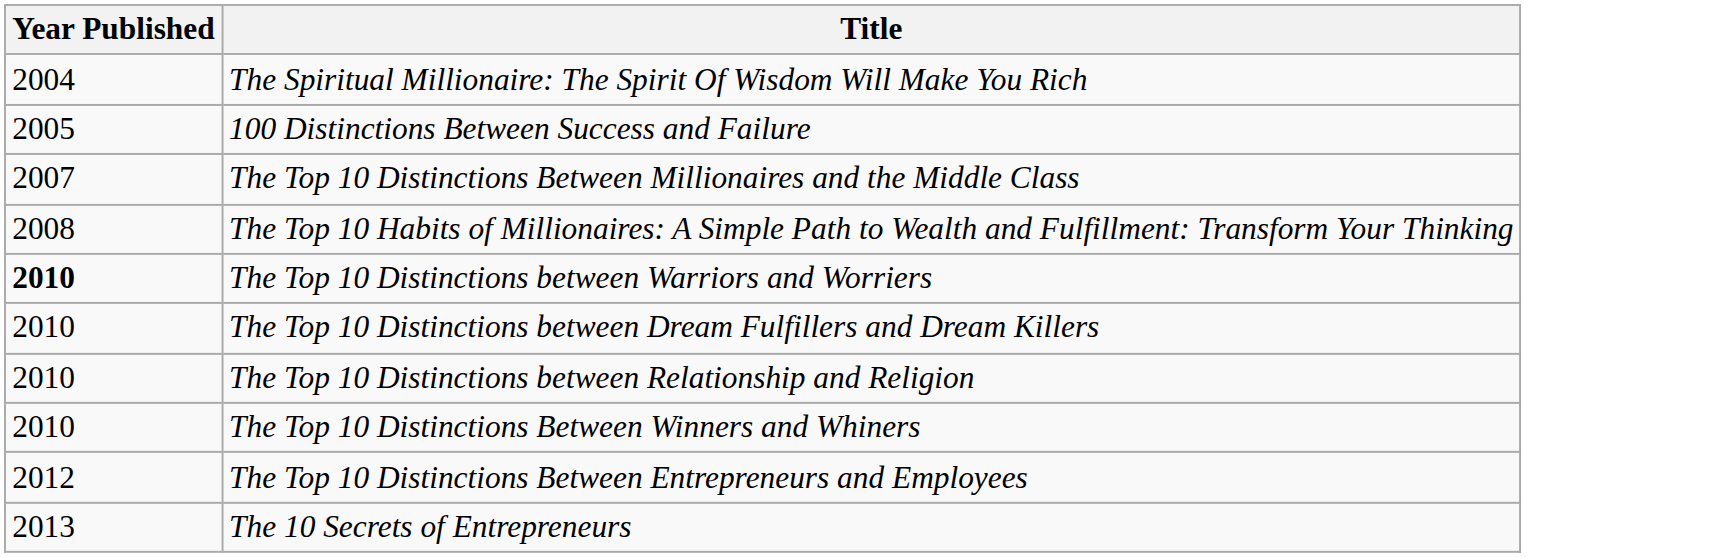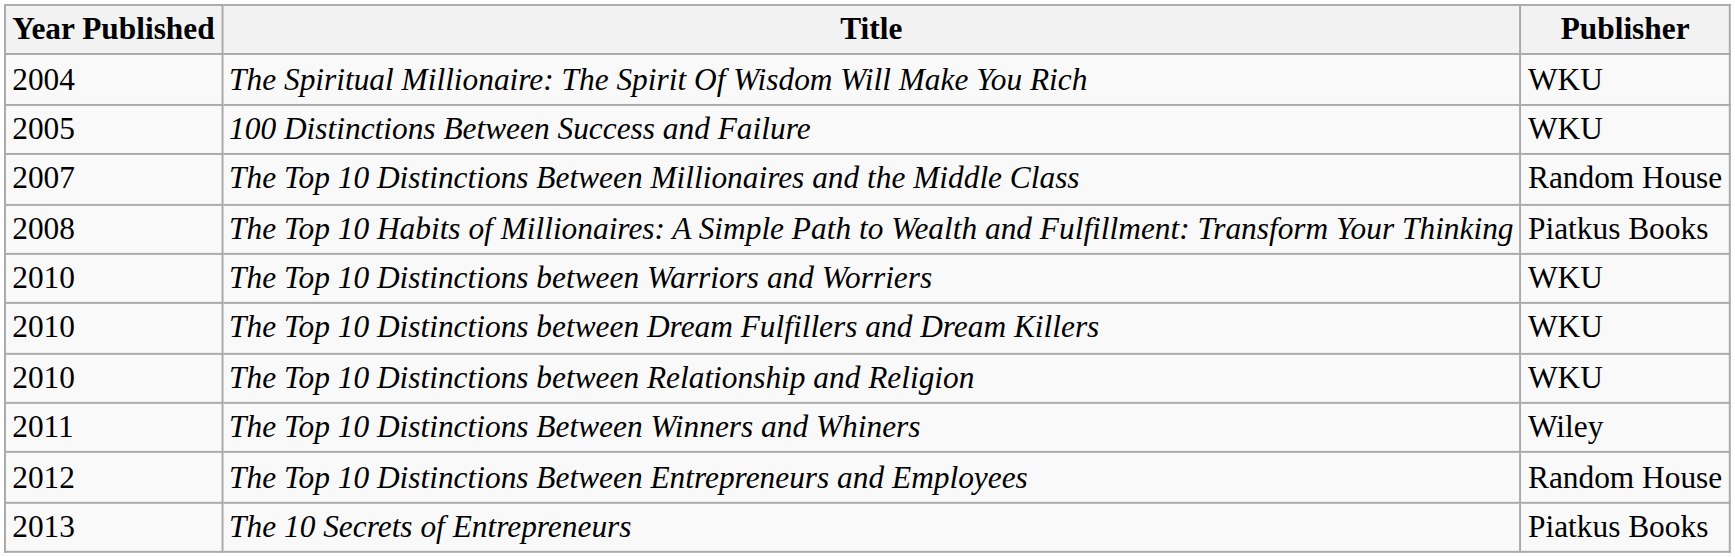+ column: (1625, 29)
(44, 278) bold -> (44, 278) normal
(44, 427) 2010 -> (43, 427) 2011
